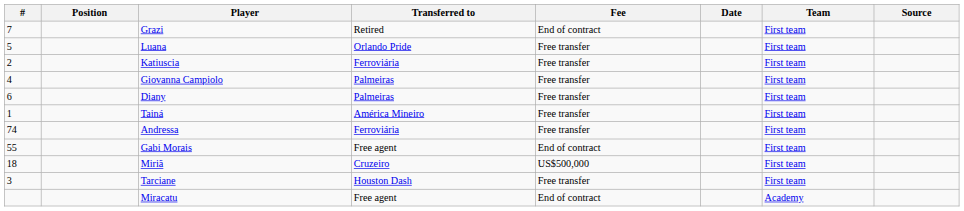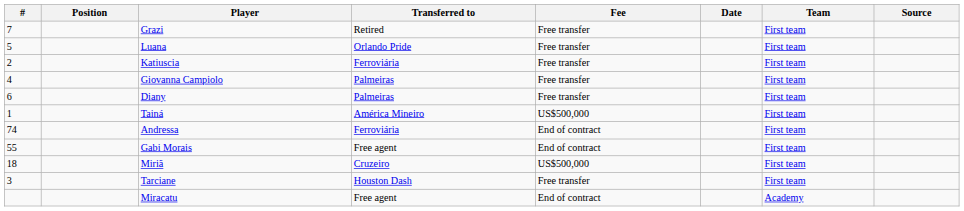(569, 29) End of contract -> (564, 29) Free transfer
(564, 113) Free transfer -> (563, 113) US$500,000
(564, 130) Free transfer -> (569, 130) End of contract
